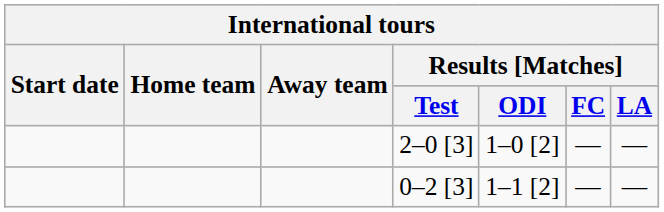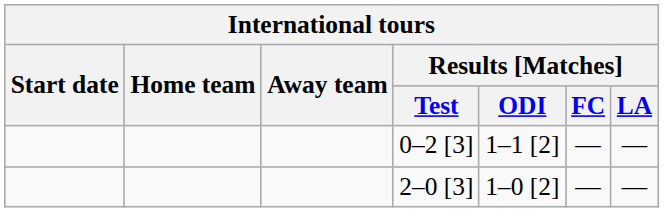rows swapped: (436, 145) <-> (436, 186)
